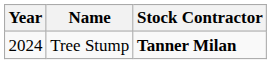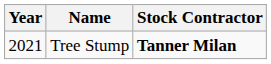(25, 44) 2024 -> (25, 44) 2021
